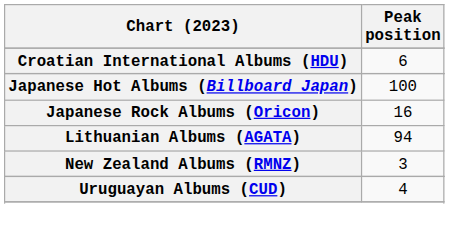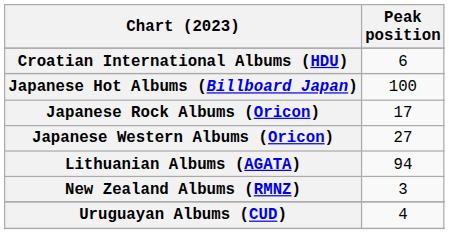(403, 112) 16 -> (403, 112) 17
+ row: (183, 138)
